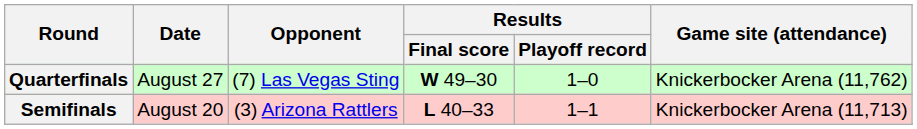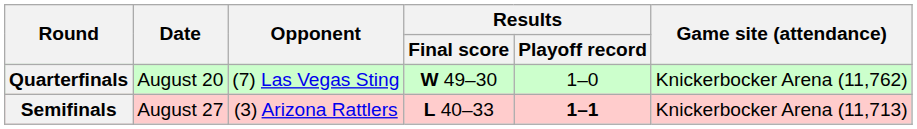(180, 79) August 27 -> (180, 79) August 20
(180, 108) August 20 -> (180, 108) August 27
(583, 108) normal -> (583, 108) bold
